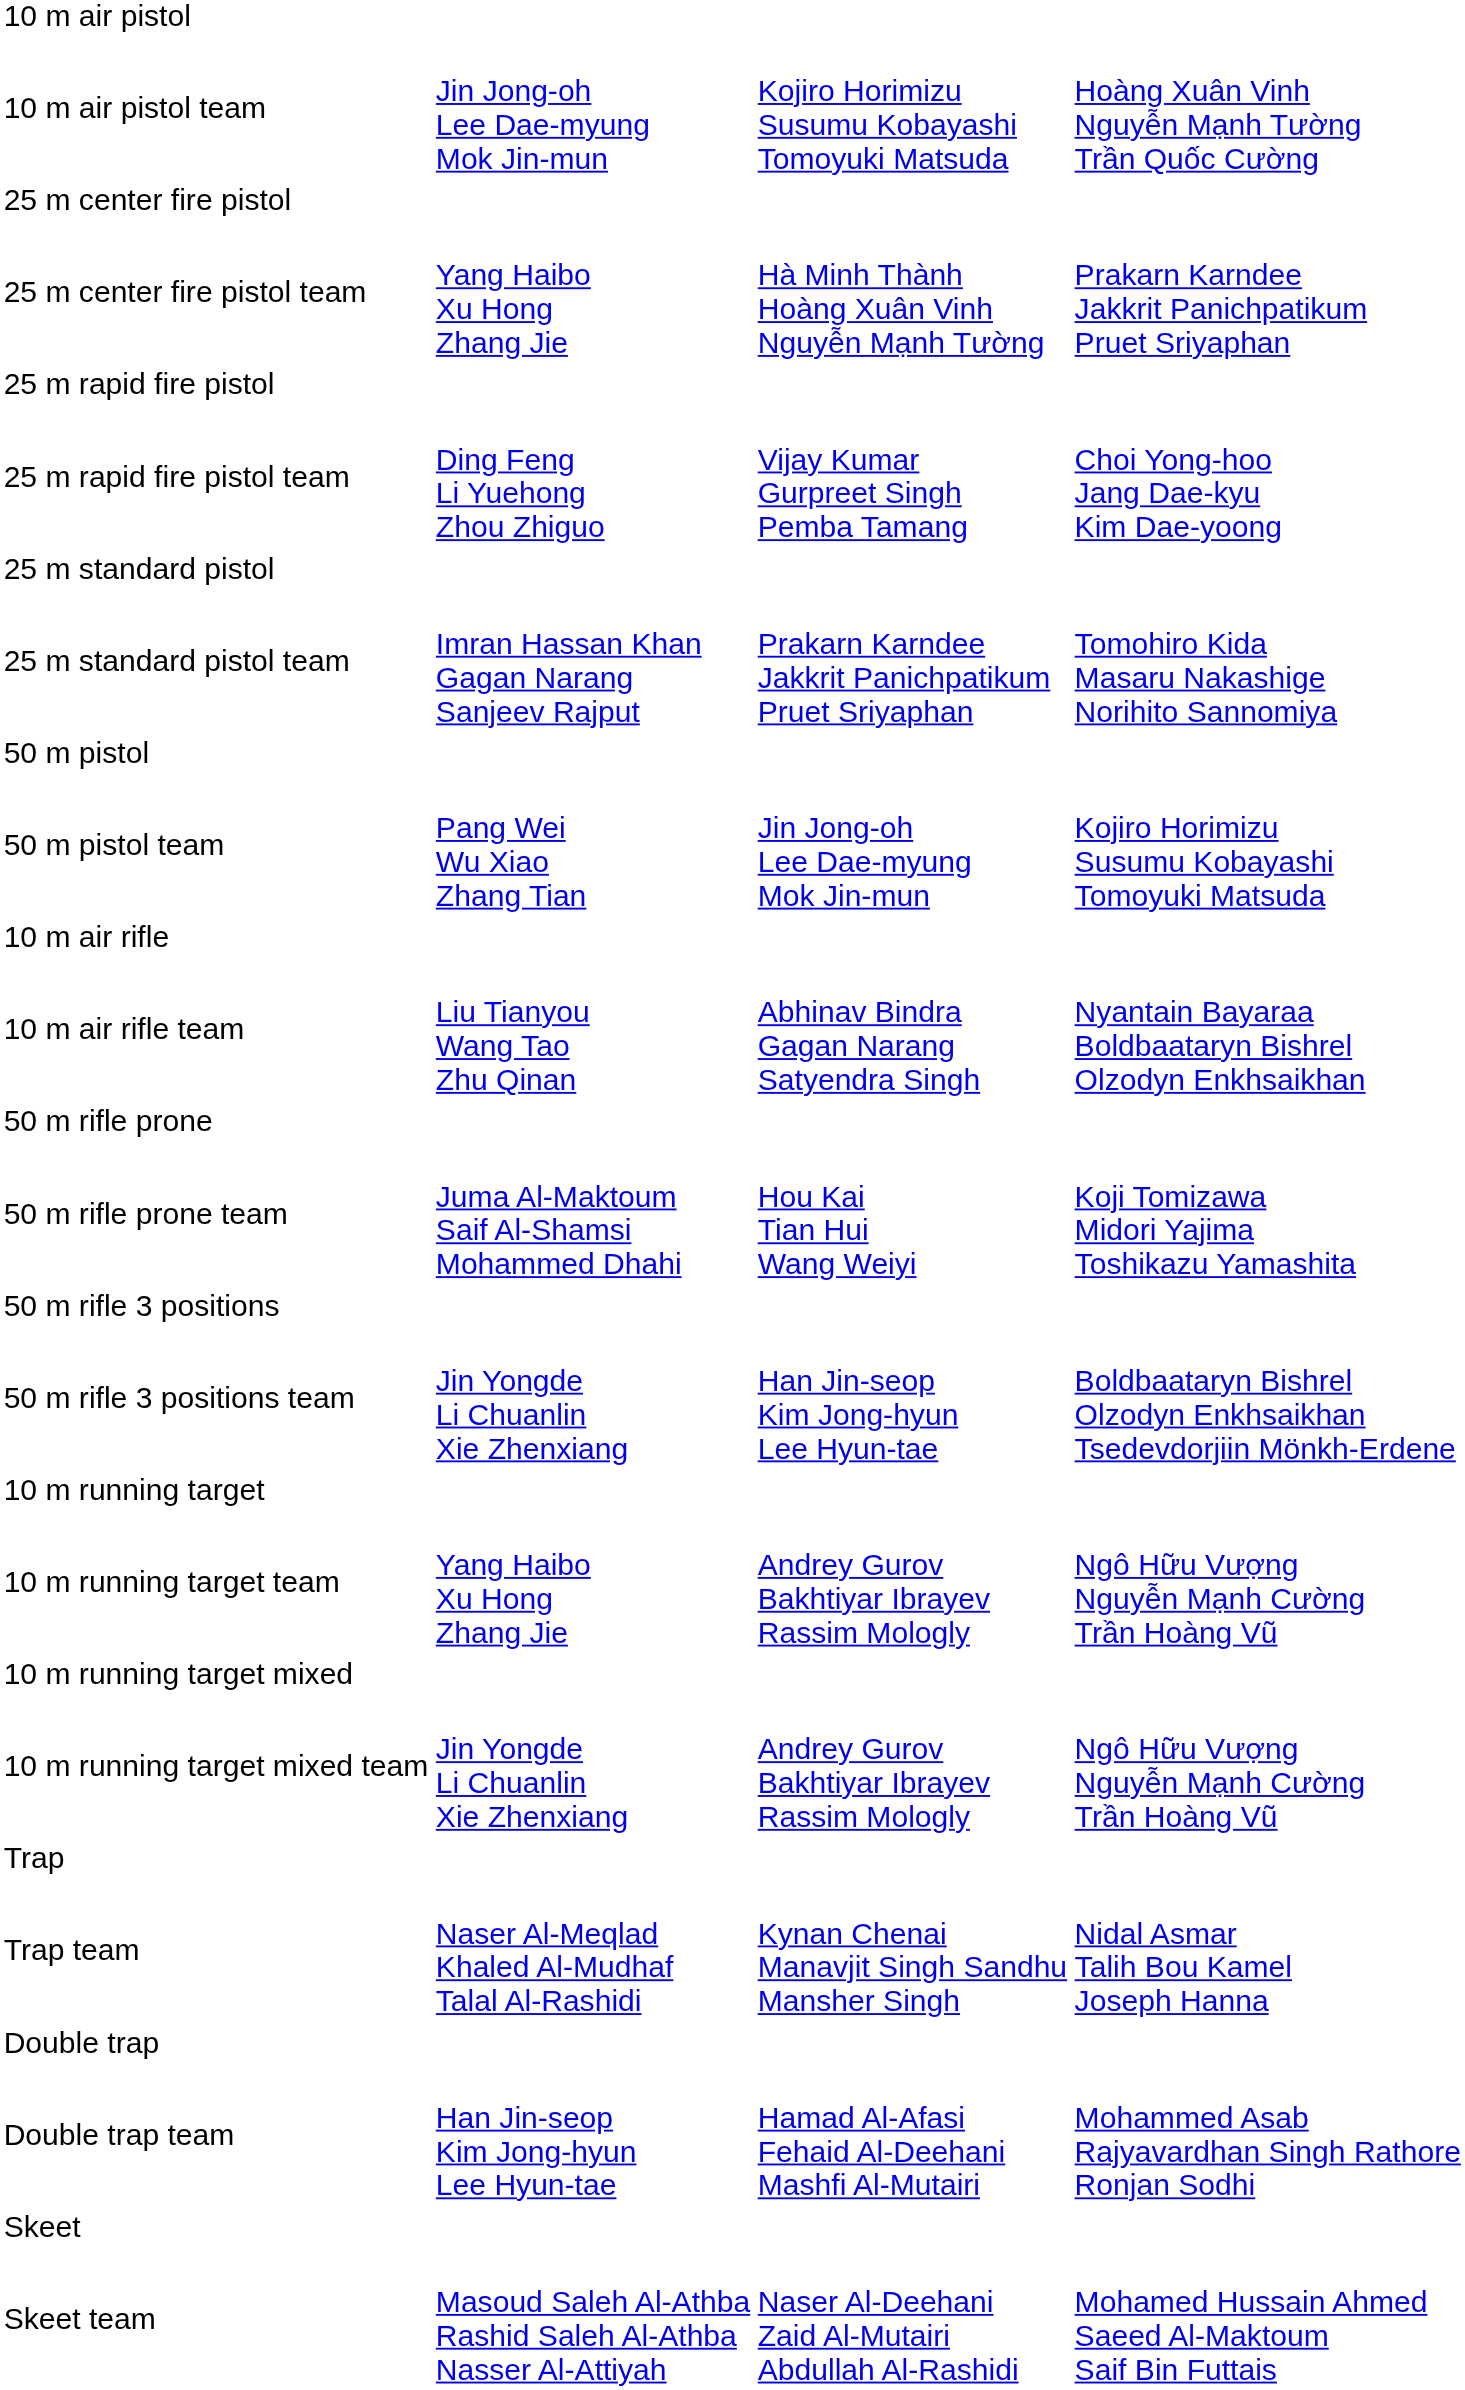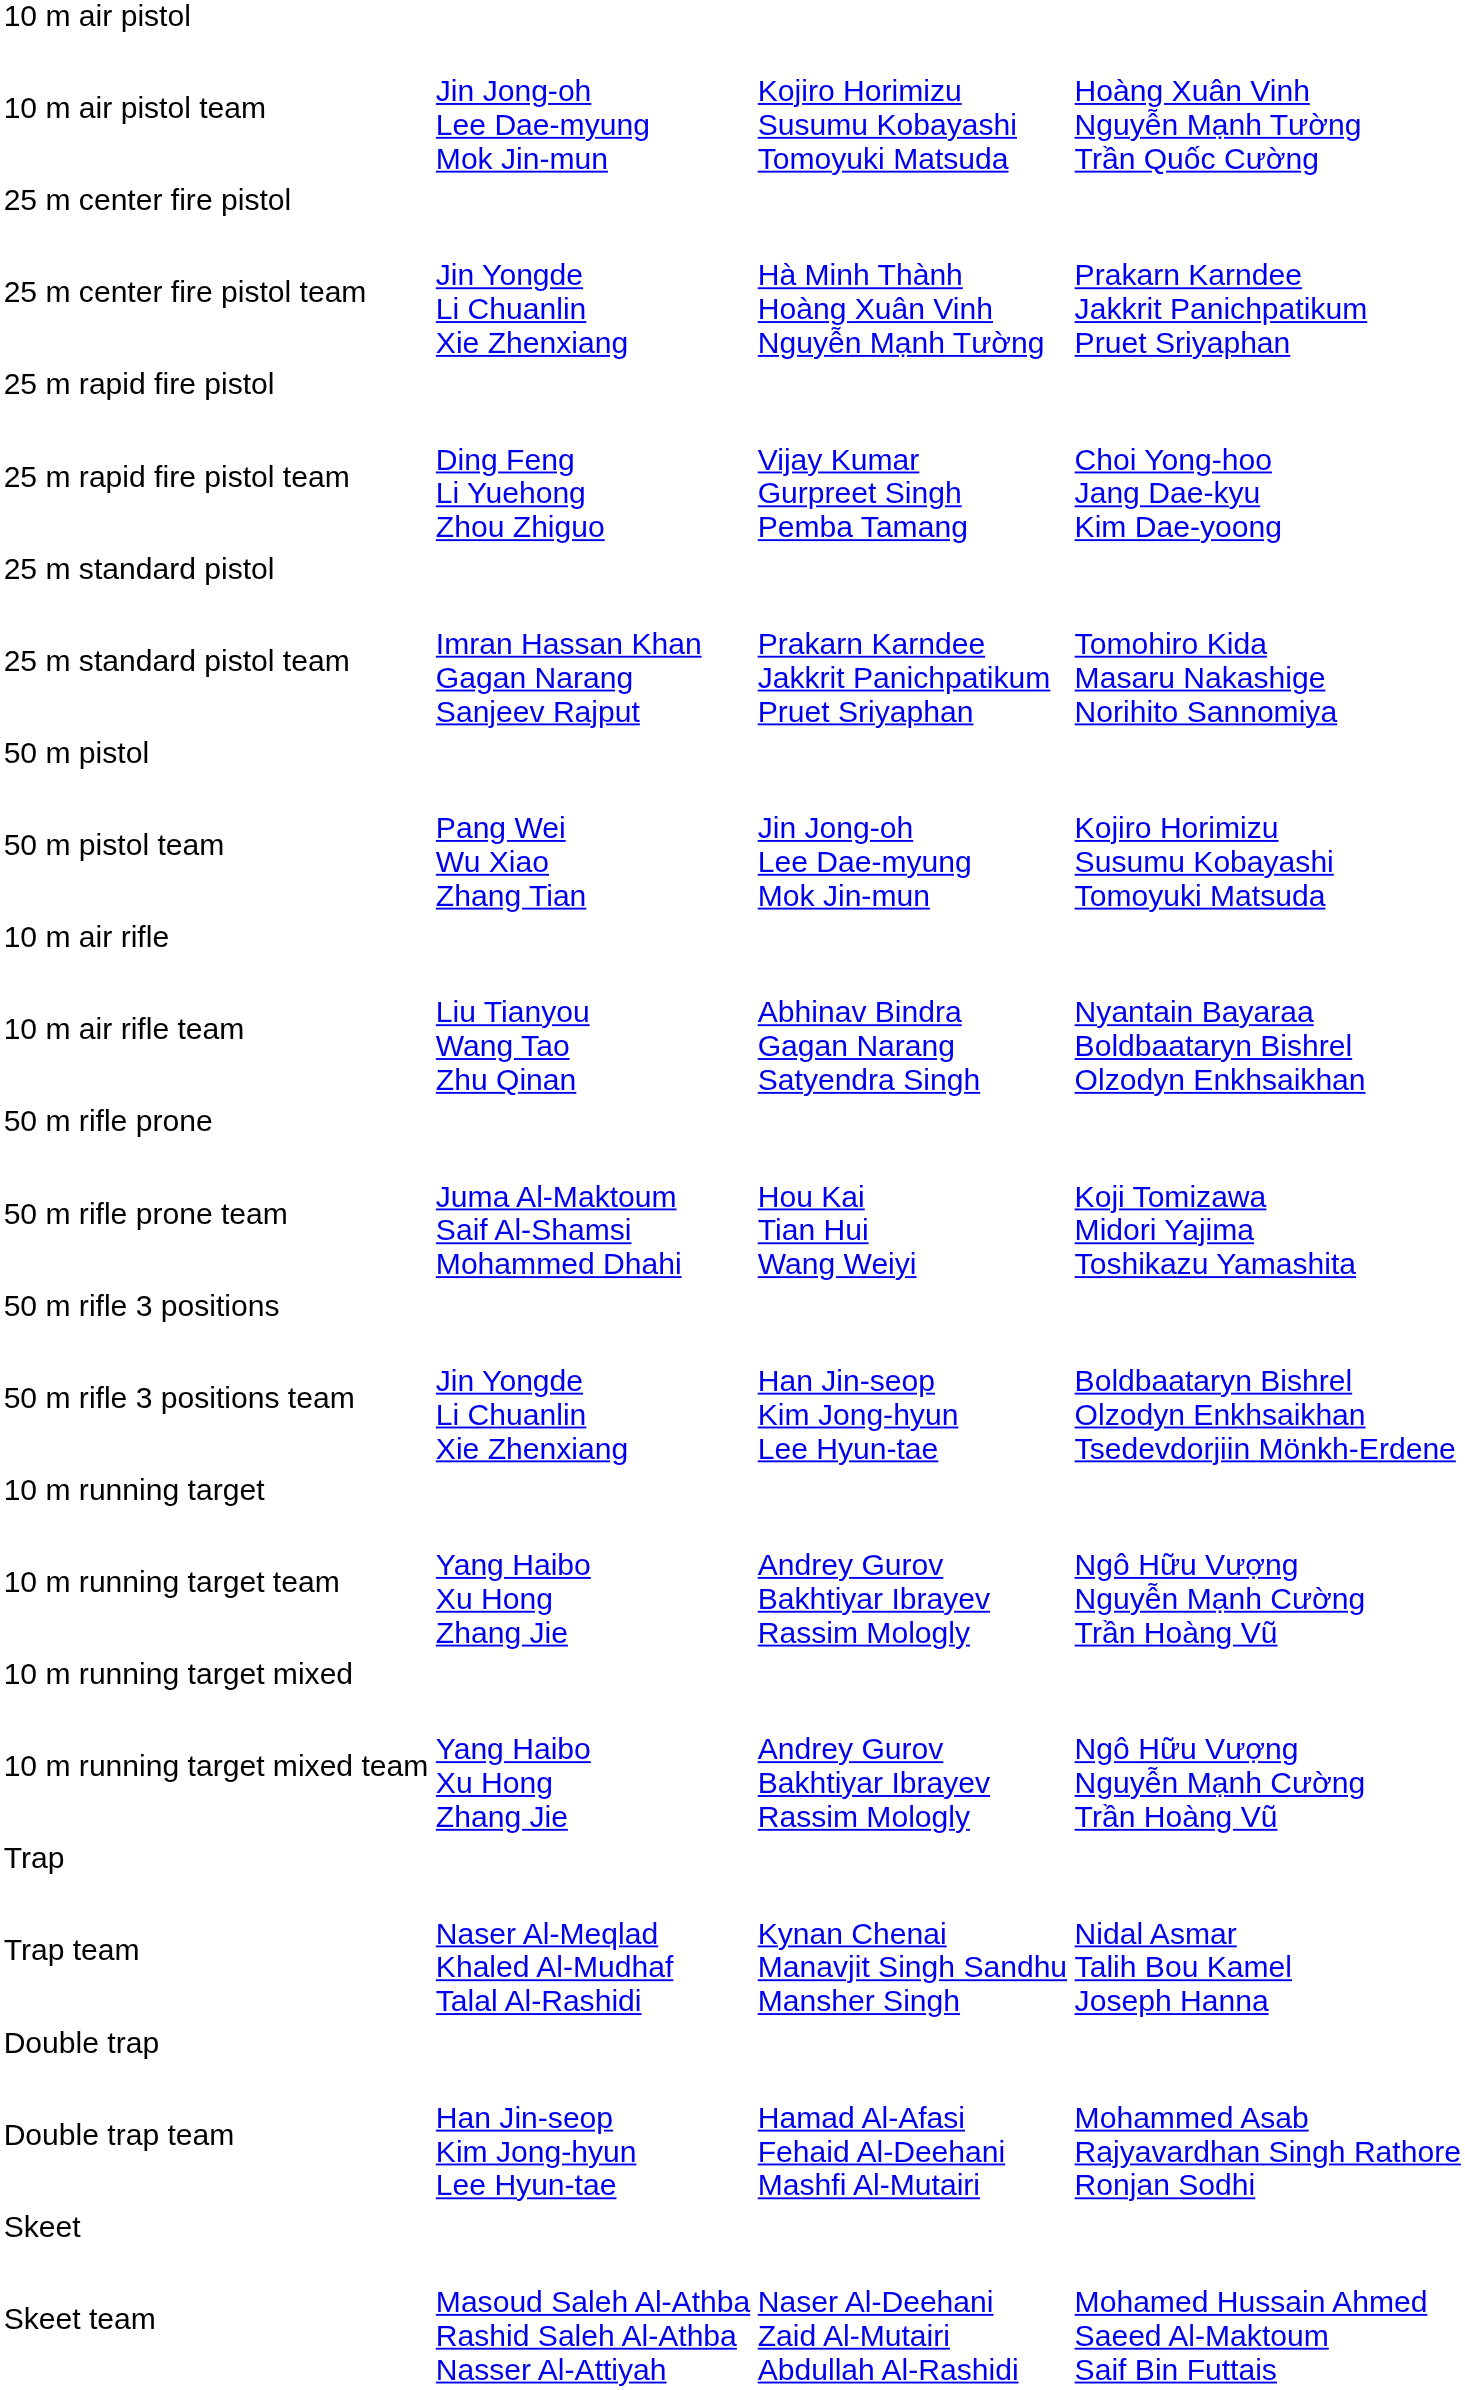(513, 309) Yang Haibo Xu Hong Zhang Jie -> (532, 309) Jin Yongde Li Chuanlin Xie Zhenxiang
(532, 1783) Jin Yongde Li Chuanlin Xie Zhenxiang -> (513, 1783) Yang Haibo Xu Hong Zhang Jie
